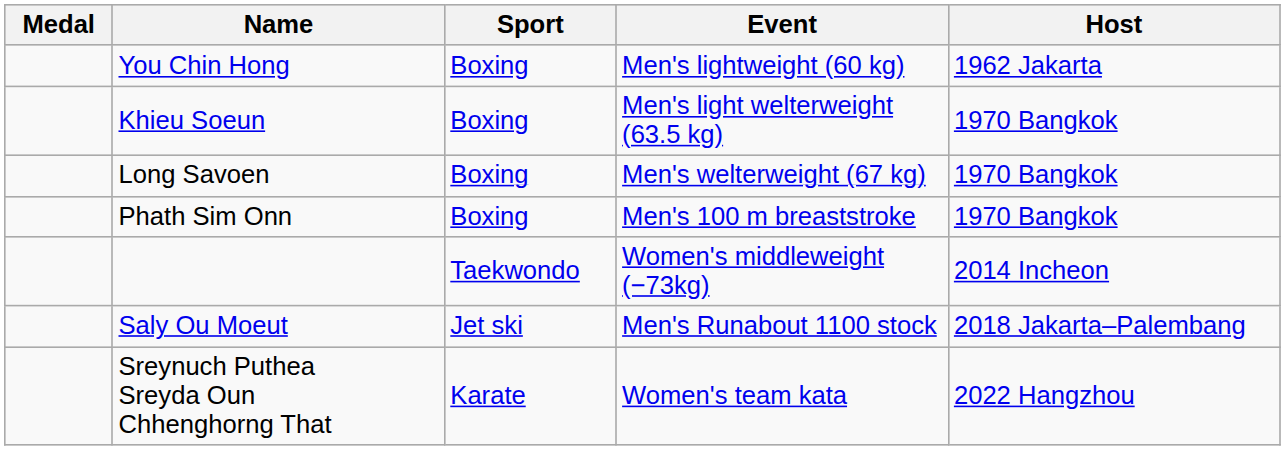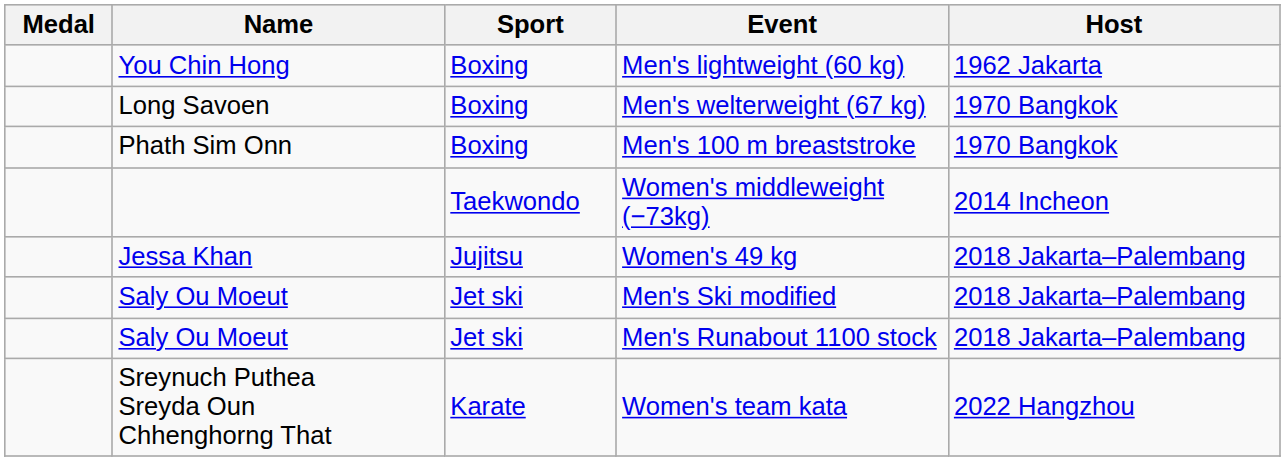- row: (758, 120)
+ row: (710, 256)
+ row: (729, 297)
